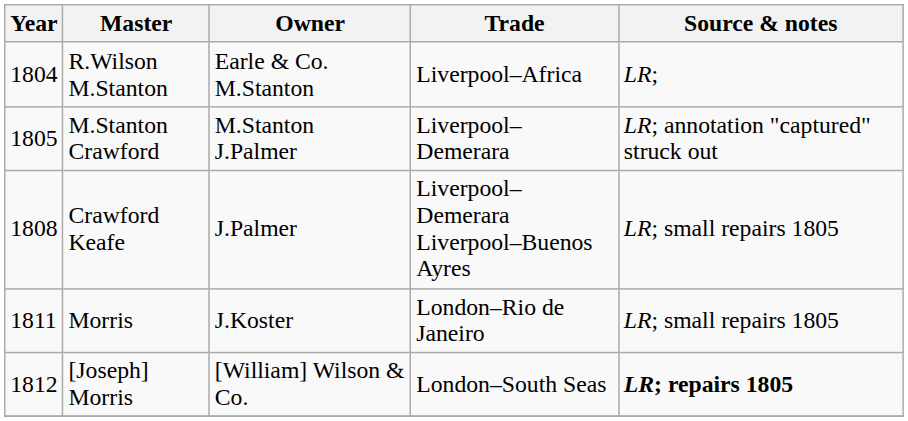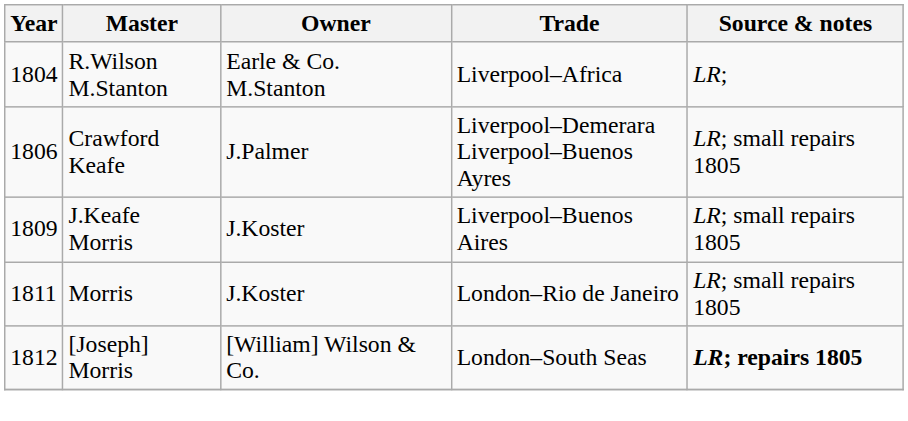- row: (118, 138)
(34, 229) 1808 -> (34, 151) 1806
+ row: (104, 229)
